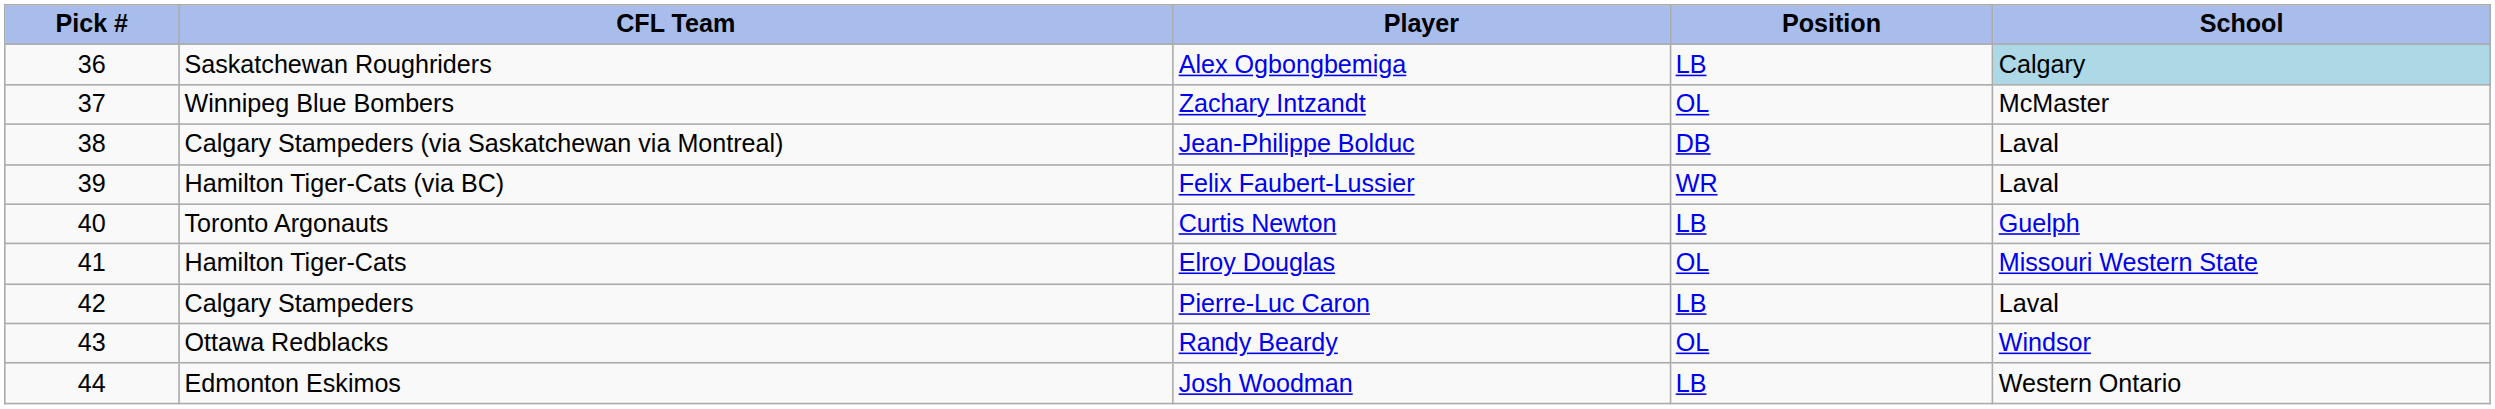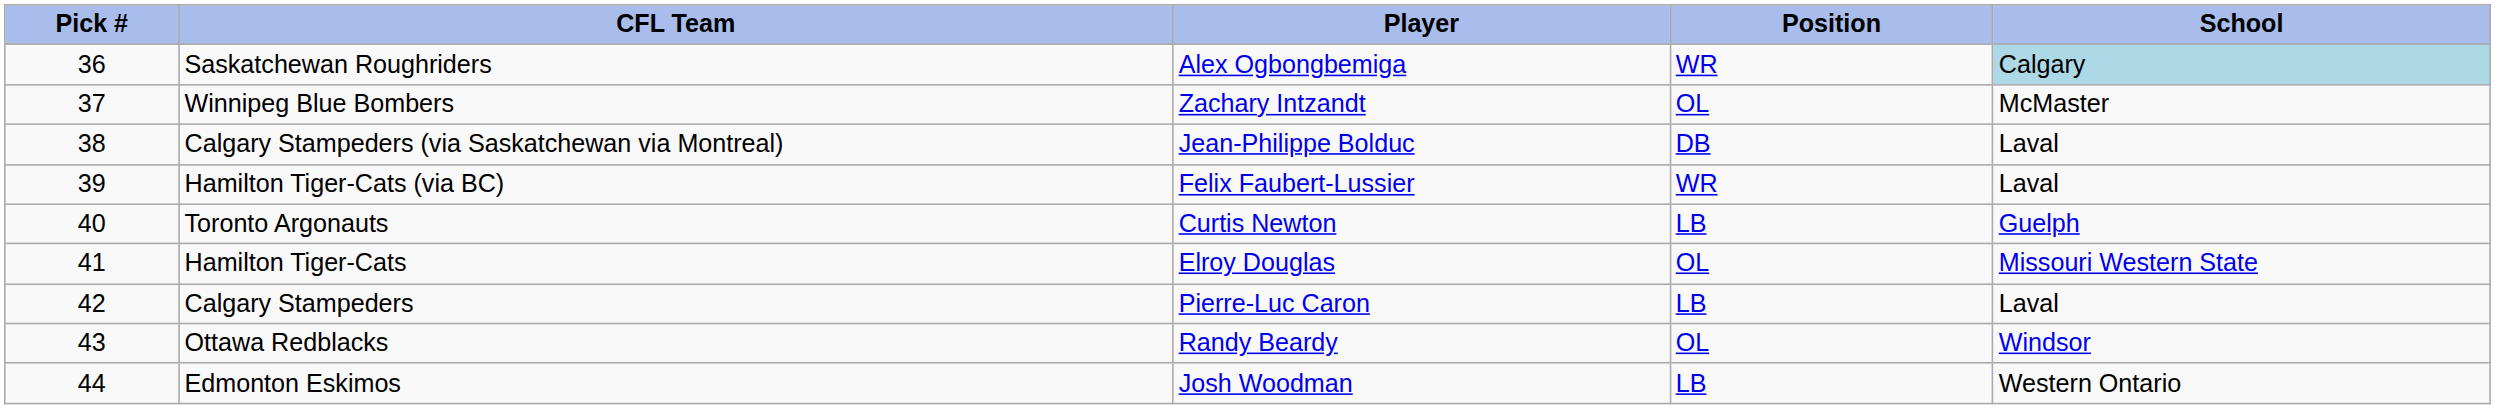(1691, 64) LB -> (1697, 64) WR
